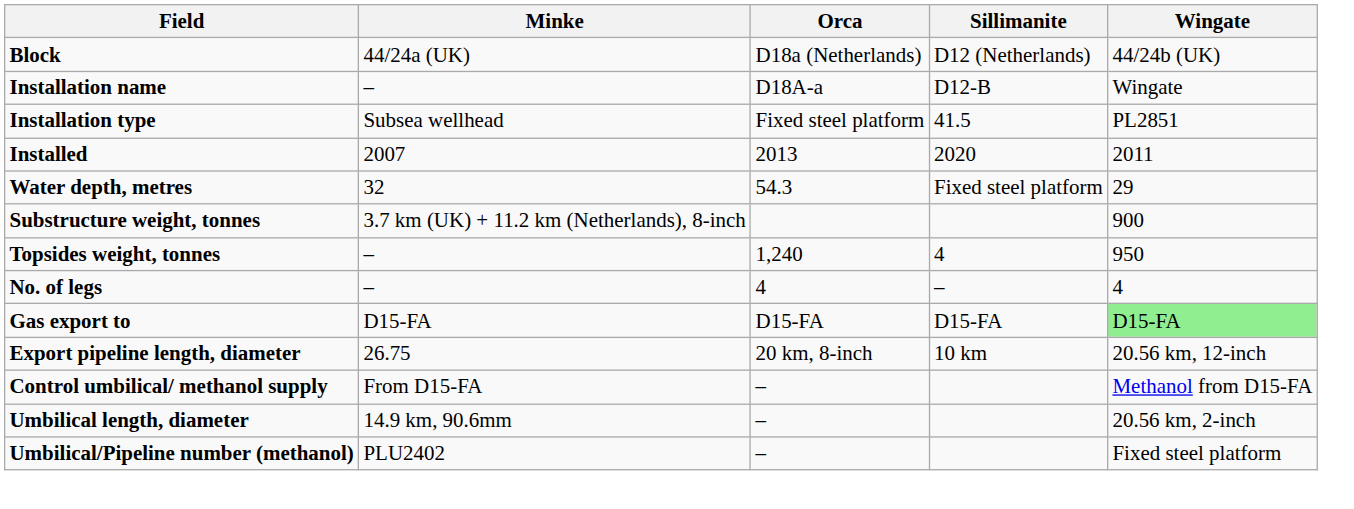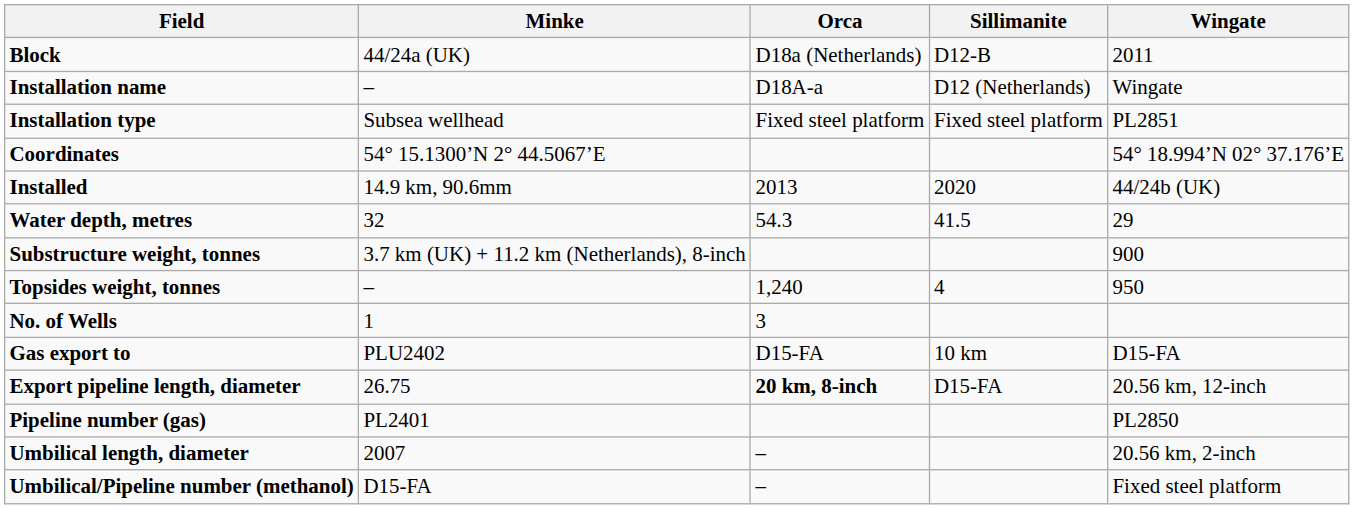(1012, 54) D12 (Netherlands) -> (963, 54) D12-B
(1166, 54) 44/24b (UK) -> (1133, 54) 2011
(963, 87) D12-B -> (1012, 87) D12 (Netherlands)
(952, 120) 41.5 -> (1018, 120) Fixed steel platform
+ row: (64, 154)
(384, 154) 2007 -> (438, 187) 14.9 km, 90.6mm
(1133, 154) 2011 -> (1166, 187) 44/24b (UK)
(1018, 187) Fixed steel platform -> (952, 220) 41.5
- row: (56, 287)
+ row: (63, 320)
(398, 320) D15-FA -> (404, 353) PLU2402
(968, 320) D15-FA -> (960, 353) 10 km
(1147, 320) lightgreen background -> (1147, 353) no background
(814, 353) normal -> (816, 386) bold
(960, 353) 10 km -> (968, 386) D15-FA
+ row: (108, 420)
- row: (169, 386)
(438, 420) 14.9 km, 90.6mm -> (384, 453) 2007
(404, 453) PLU2402 -> (398, 486) D15-FA
